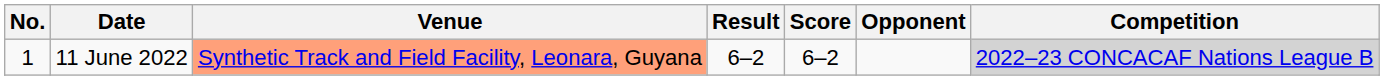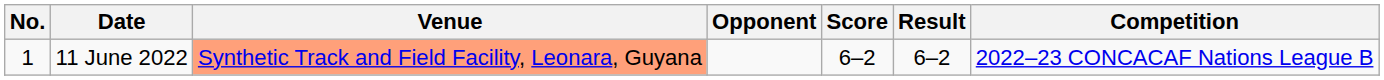columns swapped: (913, 22) <-> (746, 22)
(1175, 57) lightgrey background -> (1175, 57) no background
